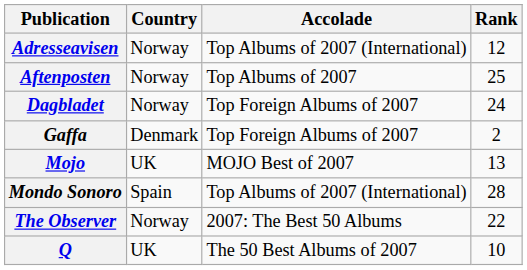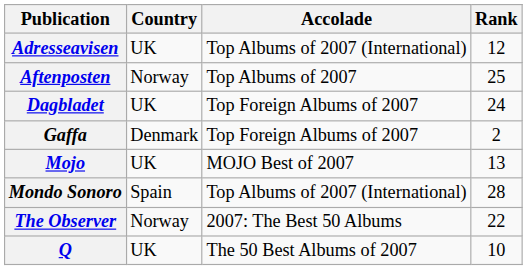(160, 47) Norway -> (143, 47) UK
(160, 105) Norway -> (143, 105) UK
